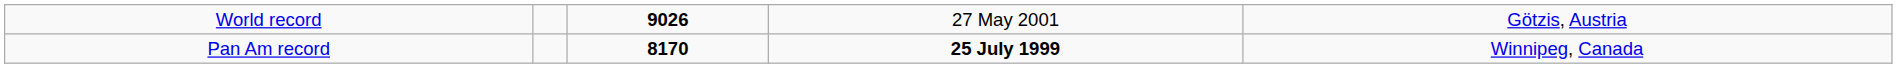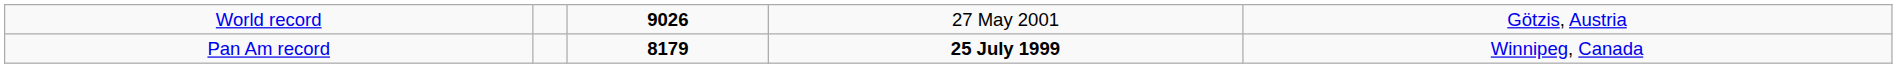(668, 49) 8170 -> (668, 49) 8179
